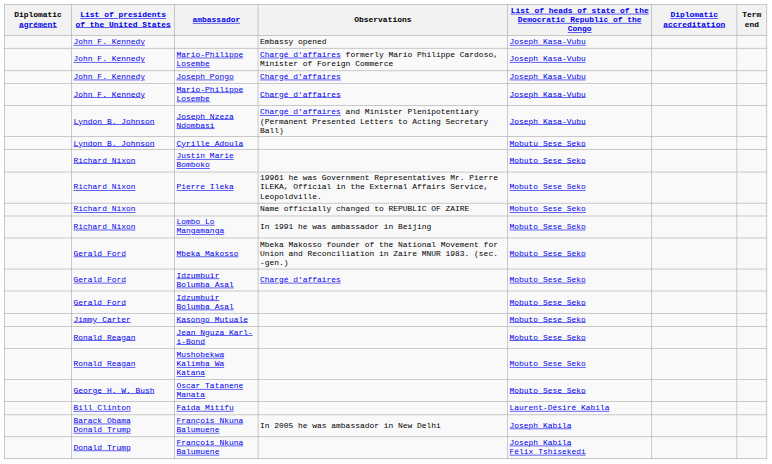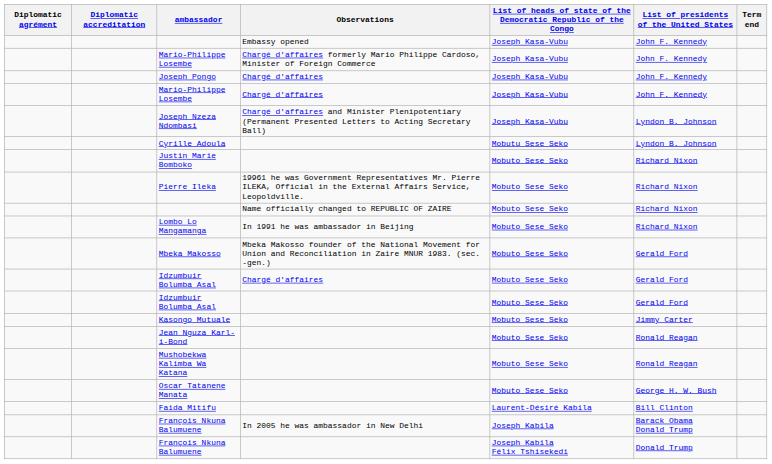columns swapped: (694, 20) <-> (123, 20)
